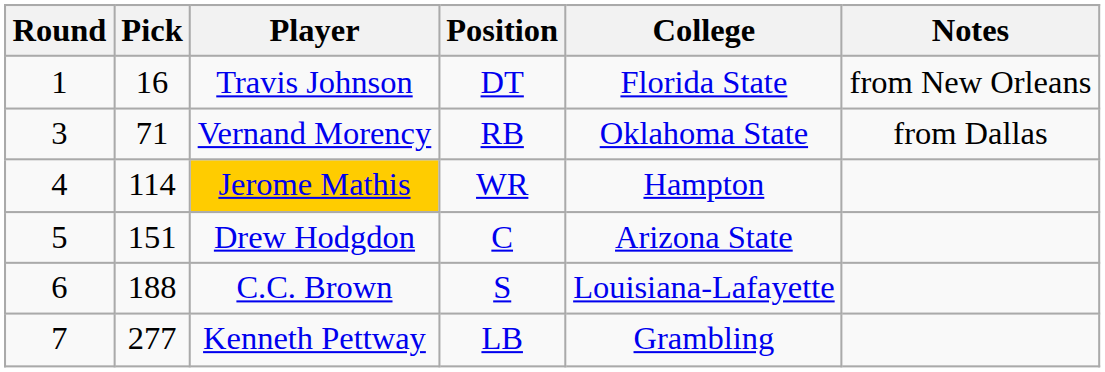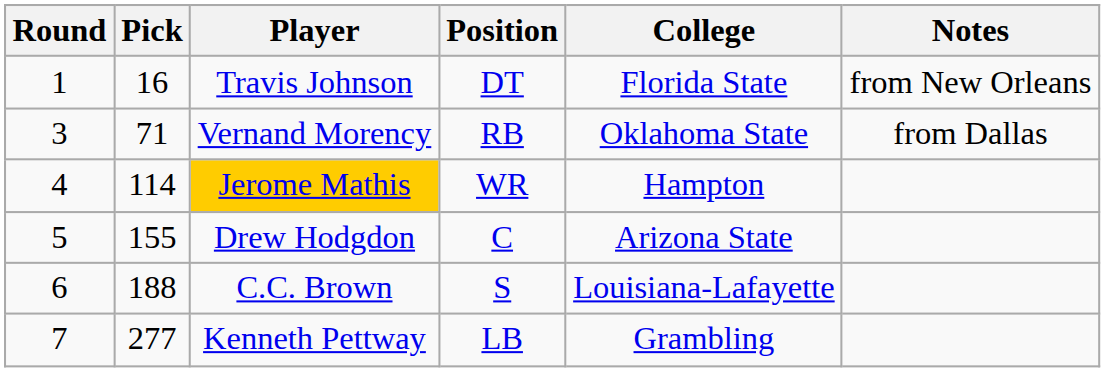(152, 236) 151 -> (152, 236) 155
